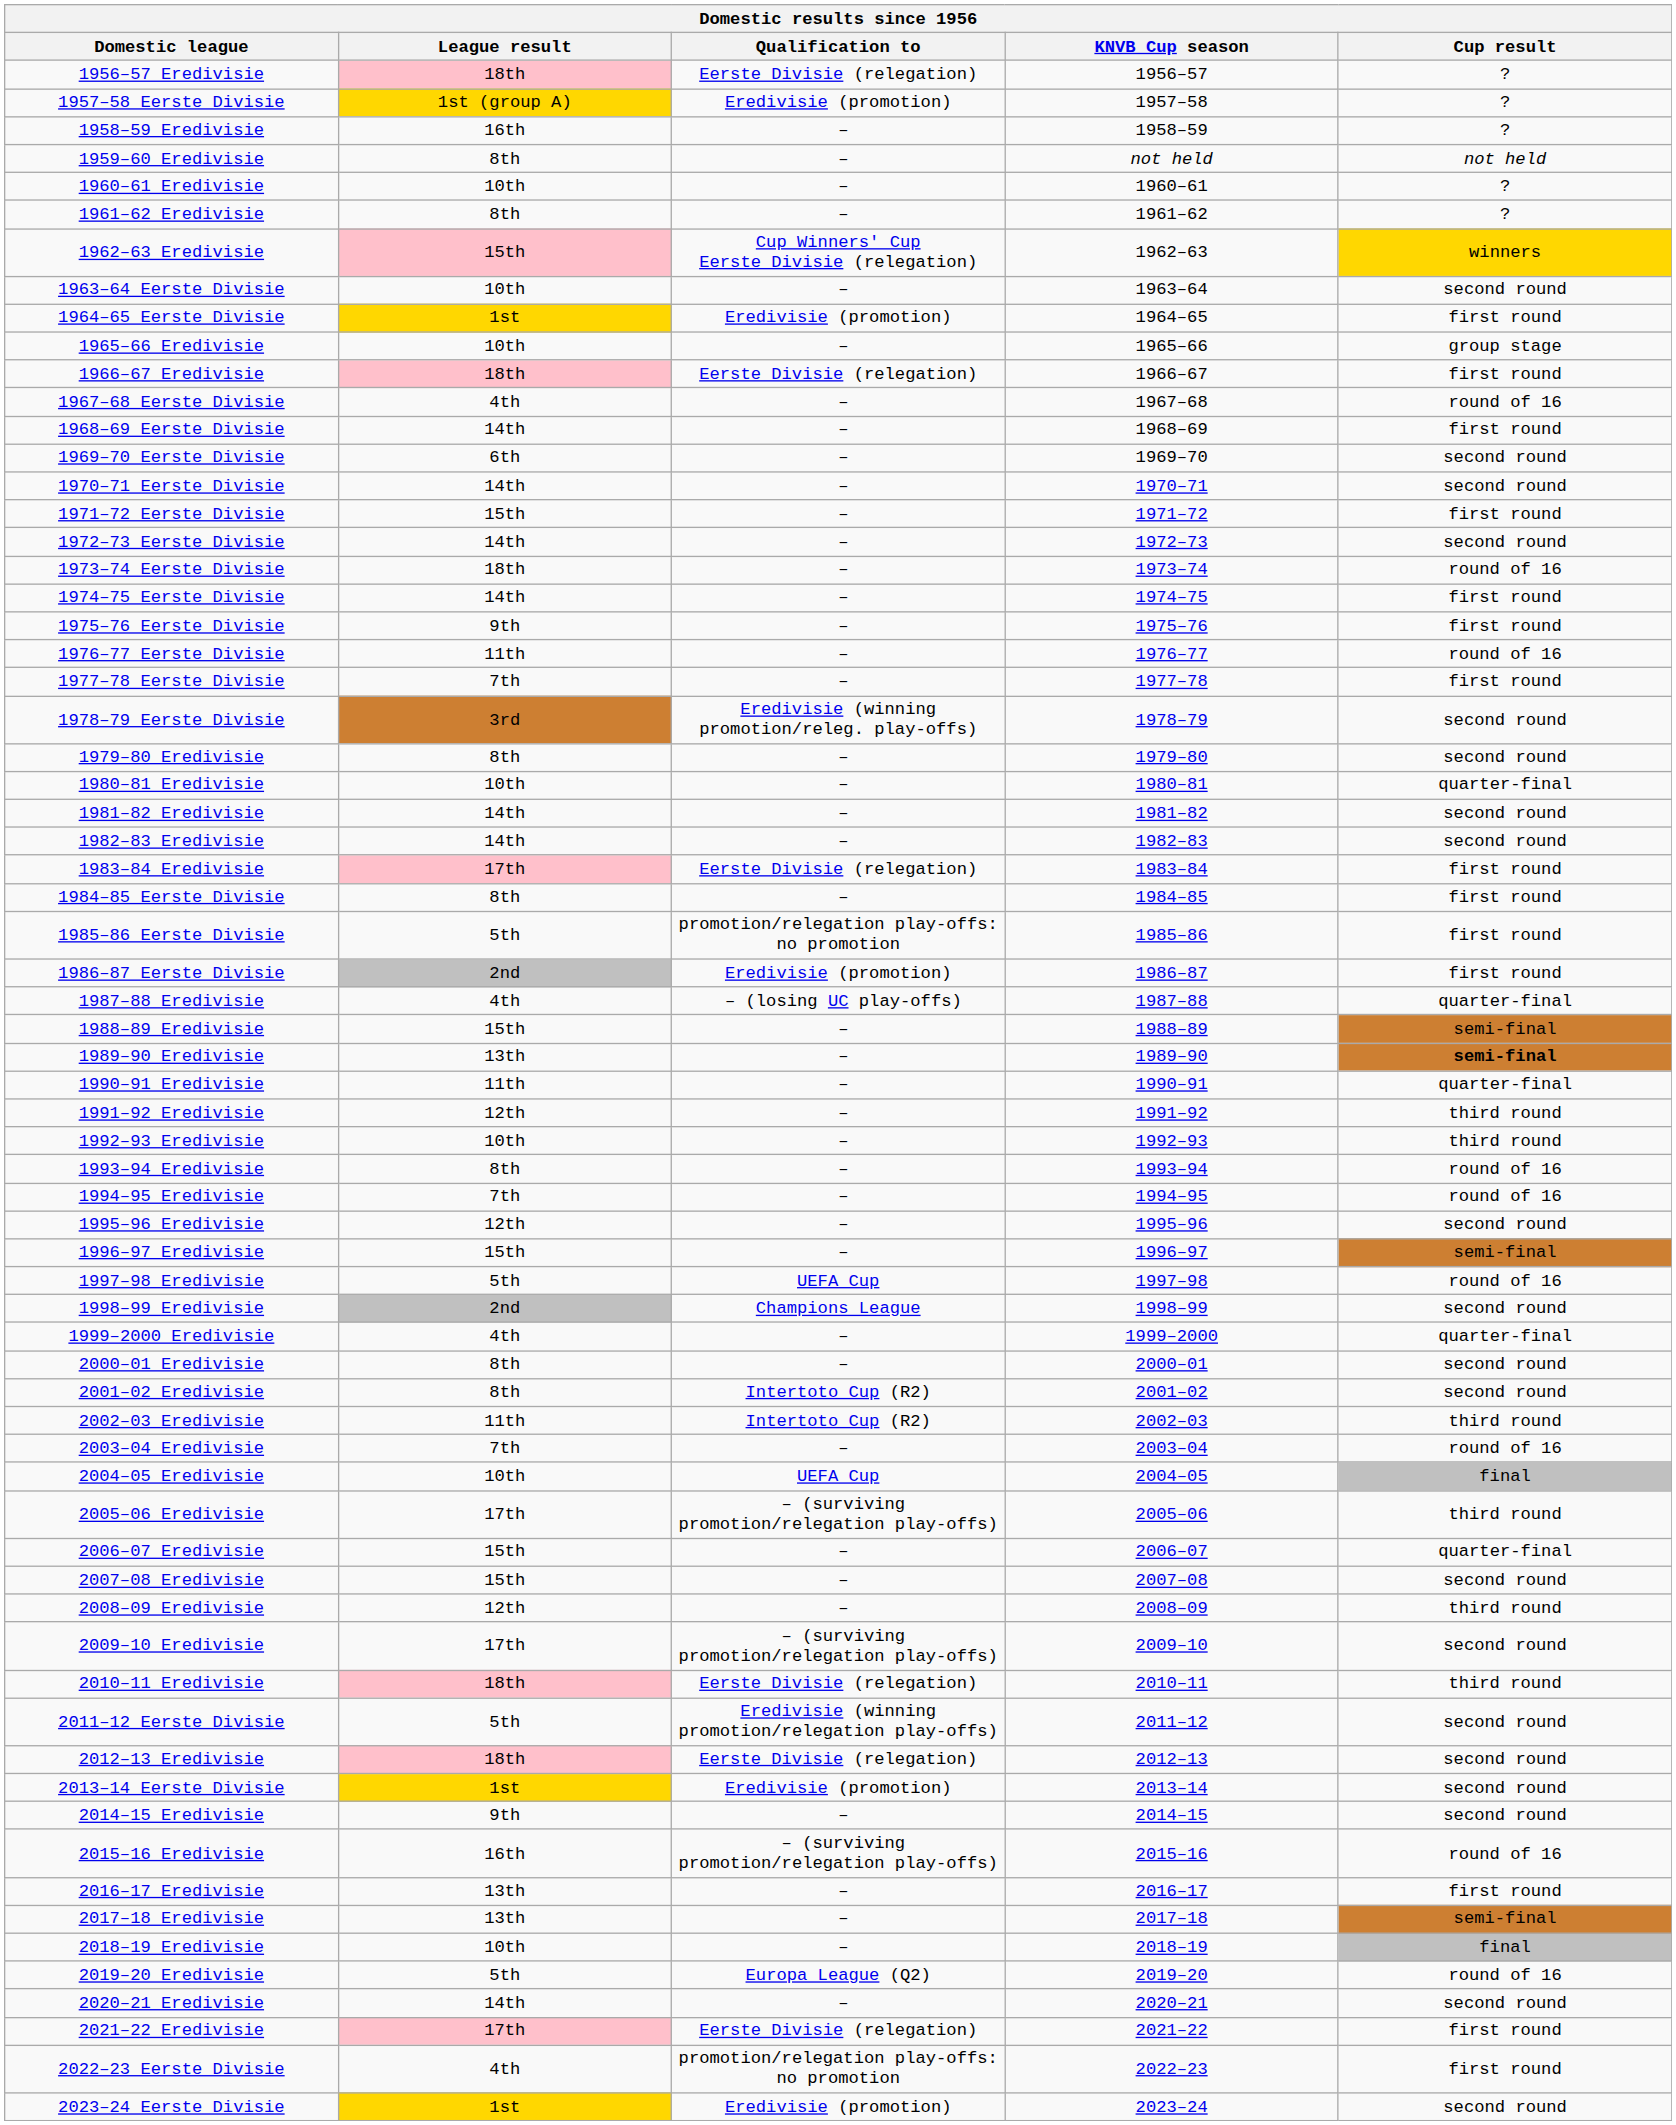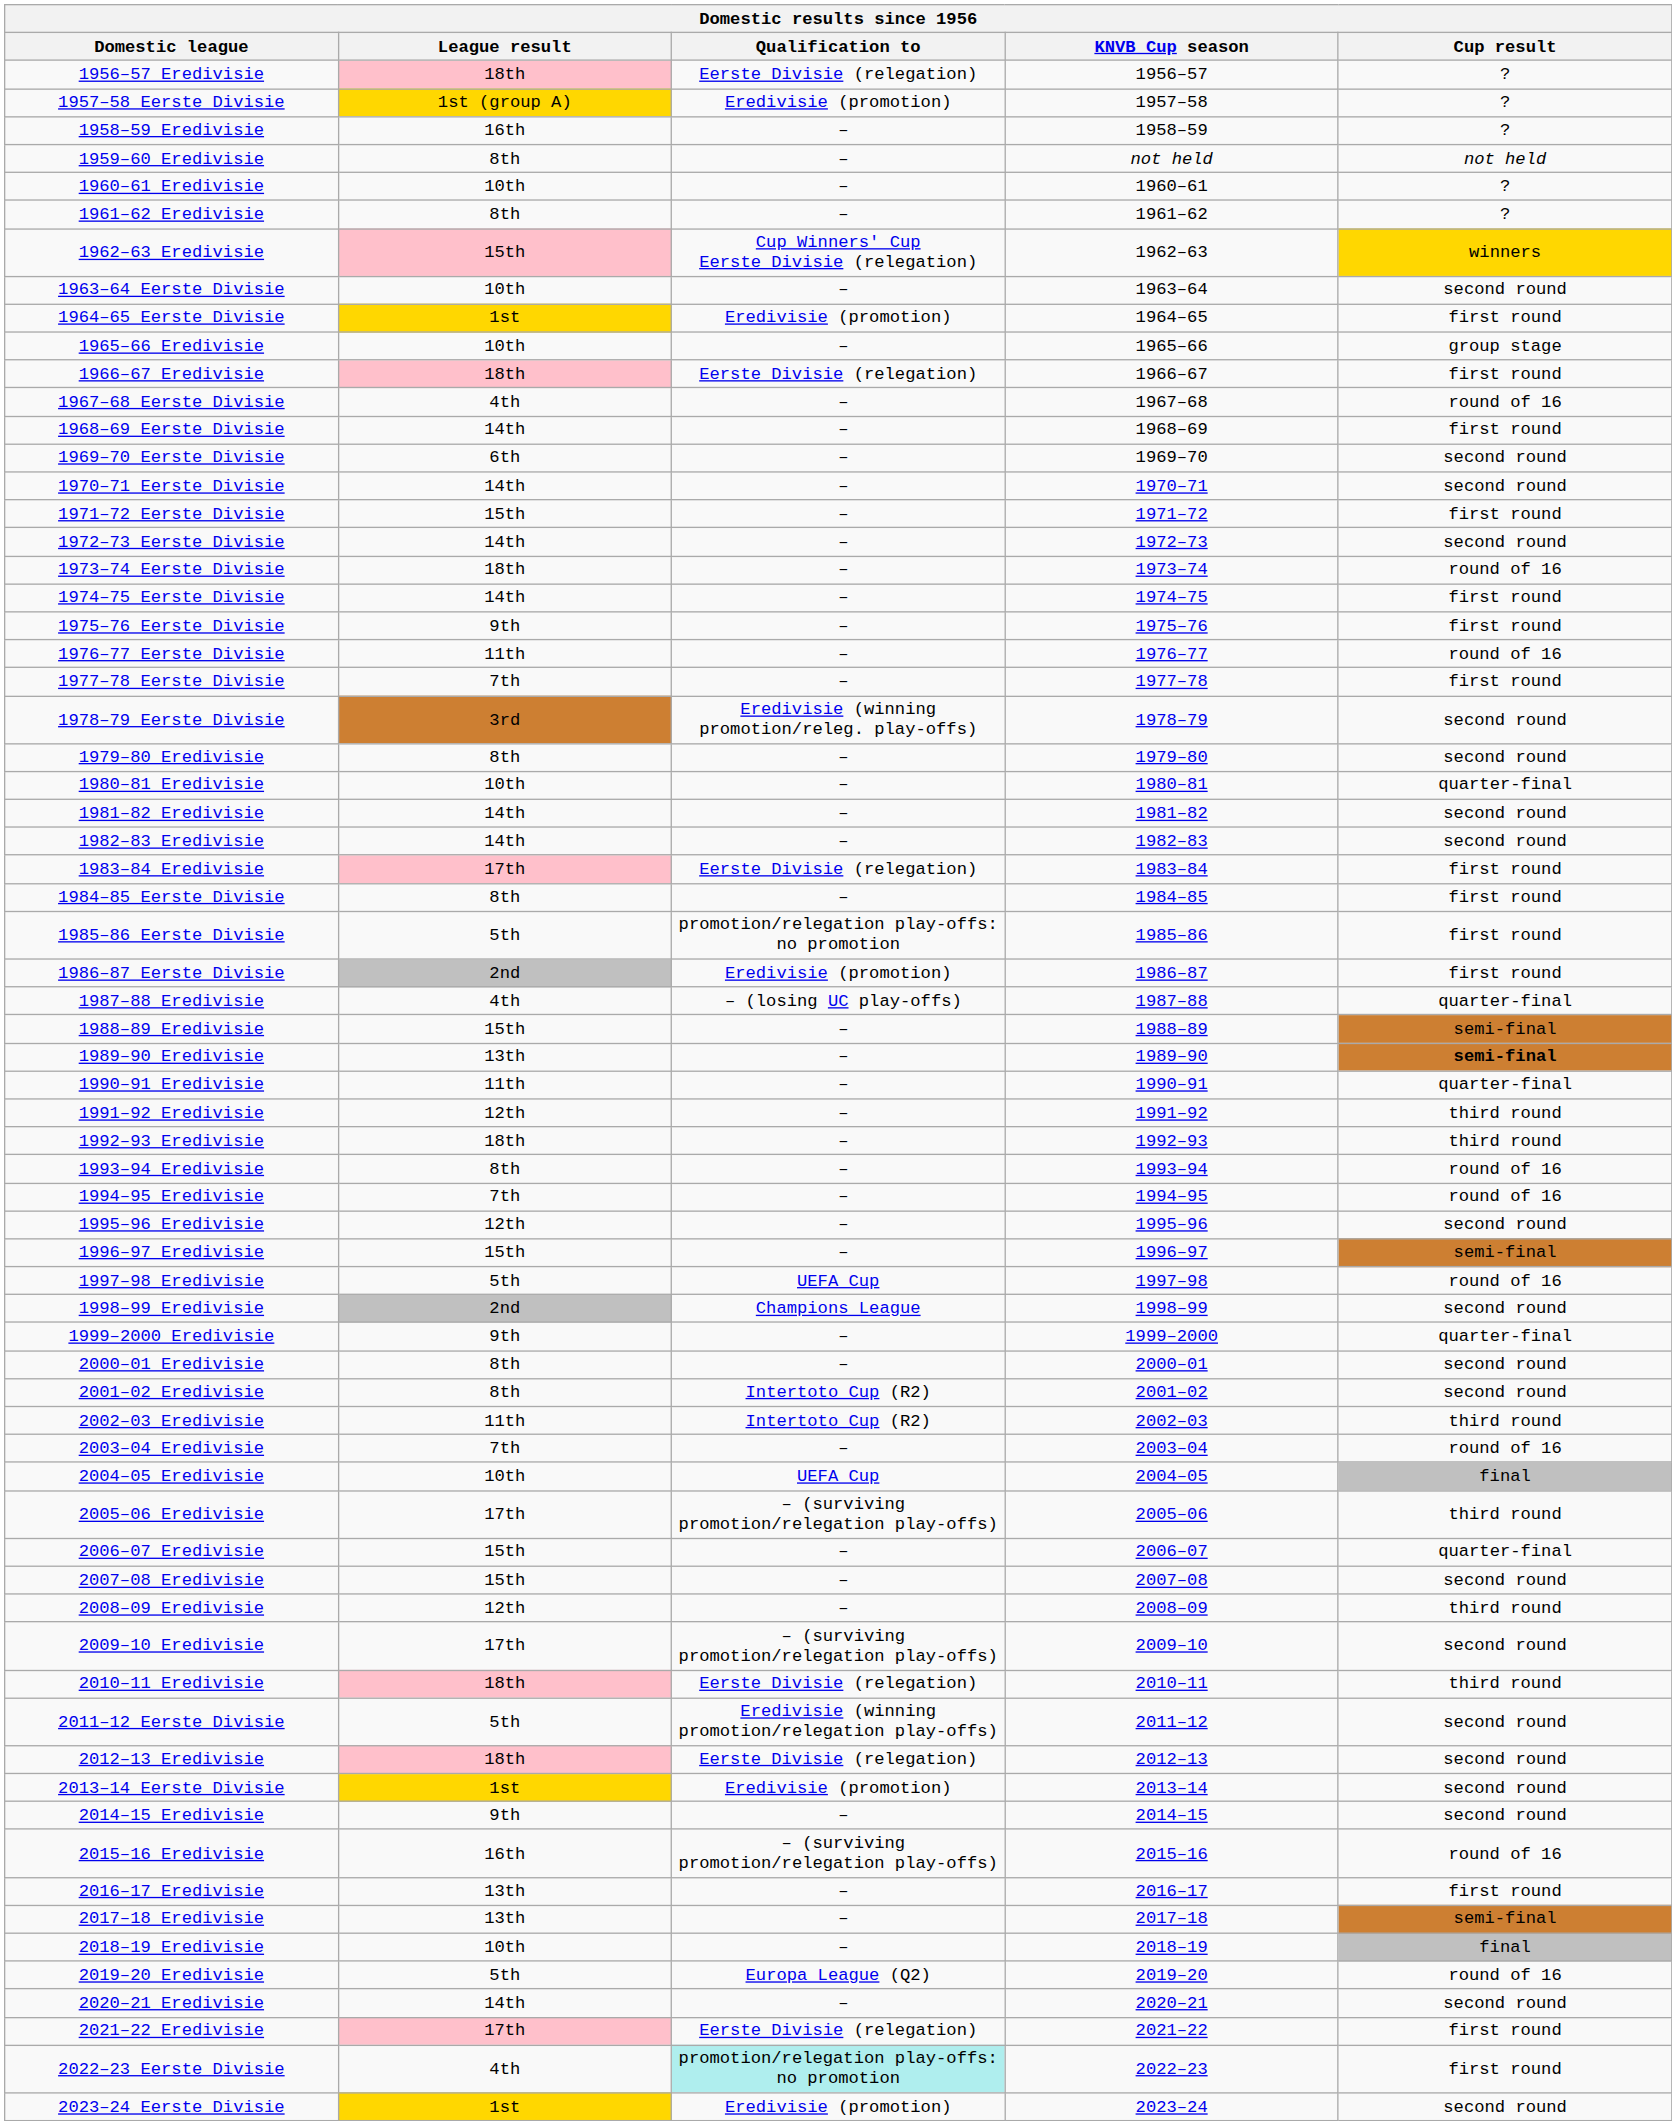(505, 1141) 10th -> (505, 1141) 18th
(505, 1337) 4th -> (505, 1337) 9th
(838, 2069) no background -> (838, 2069) paleturquoise background
